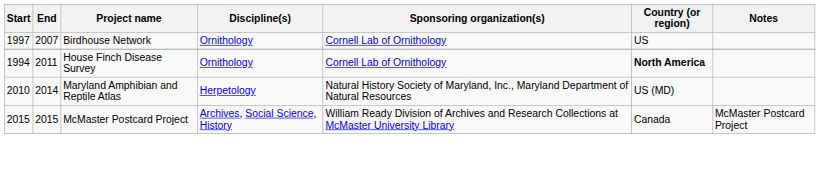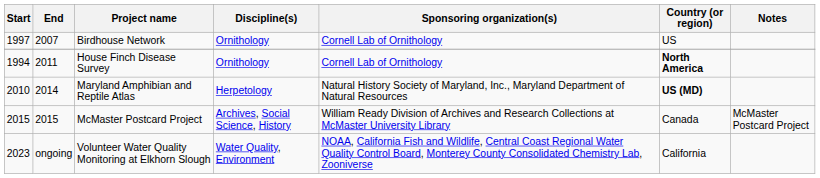(654, 91) normal -> (682, 91) bold
+ row: (144, 153)
